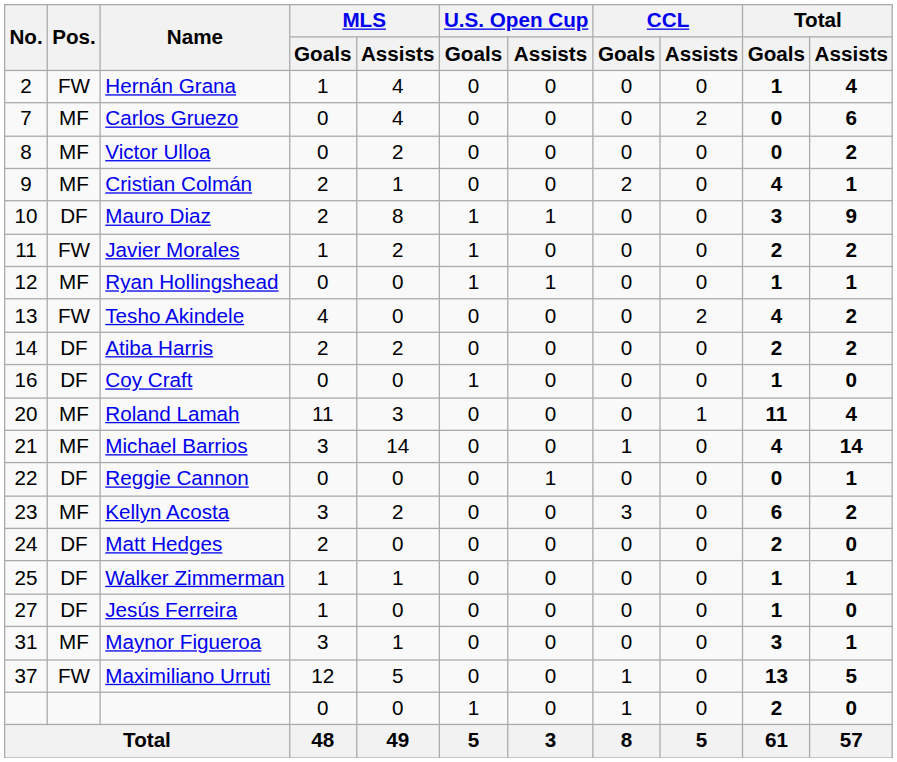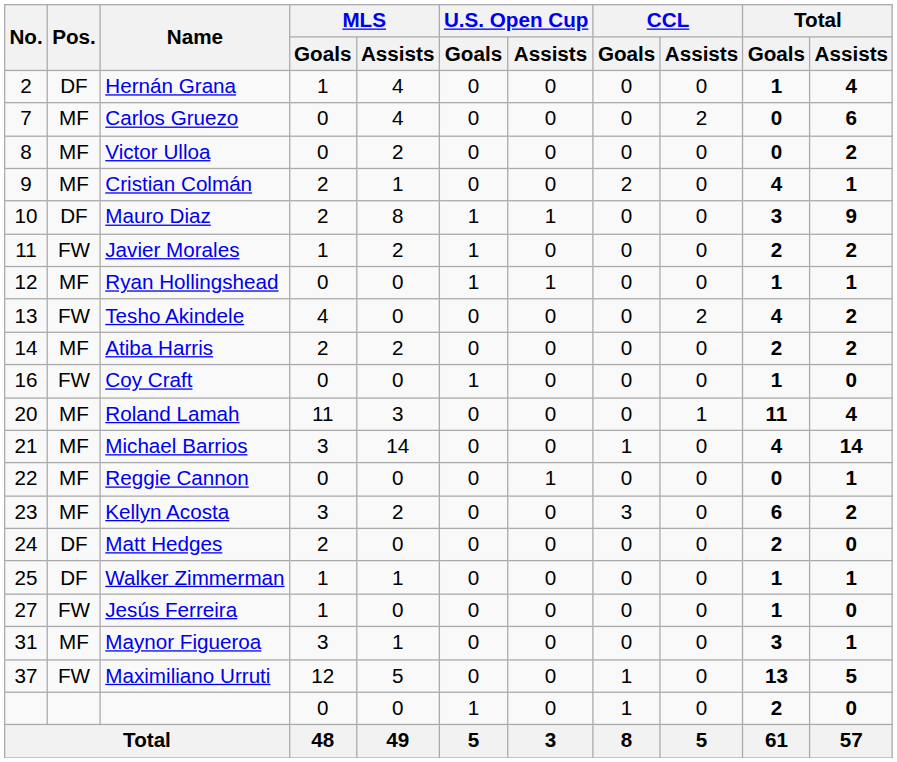(74, 86) FW -> (74, 86) DF
(74, 348) DF -> (74, 348) MF
(74, 380) DF -> (74, 380) FW
(74, 479) DF -> (74, 479) MF
(74, 610) DF -> (74, 610) FW
